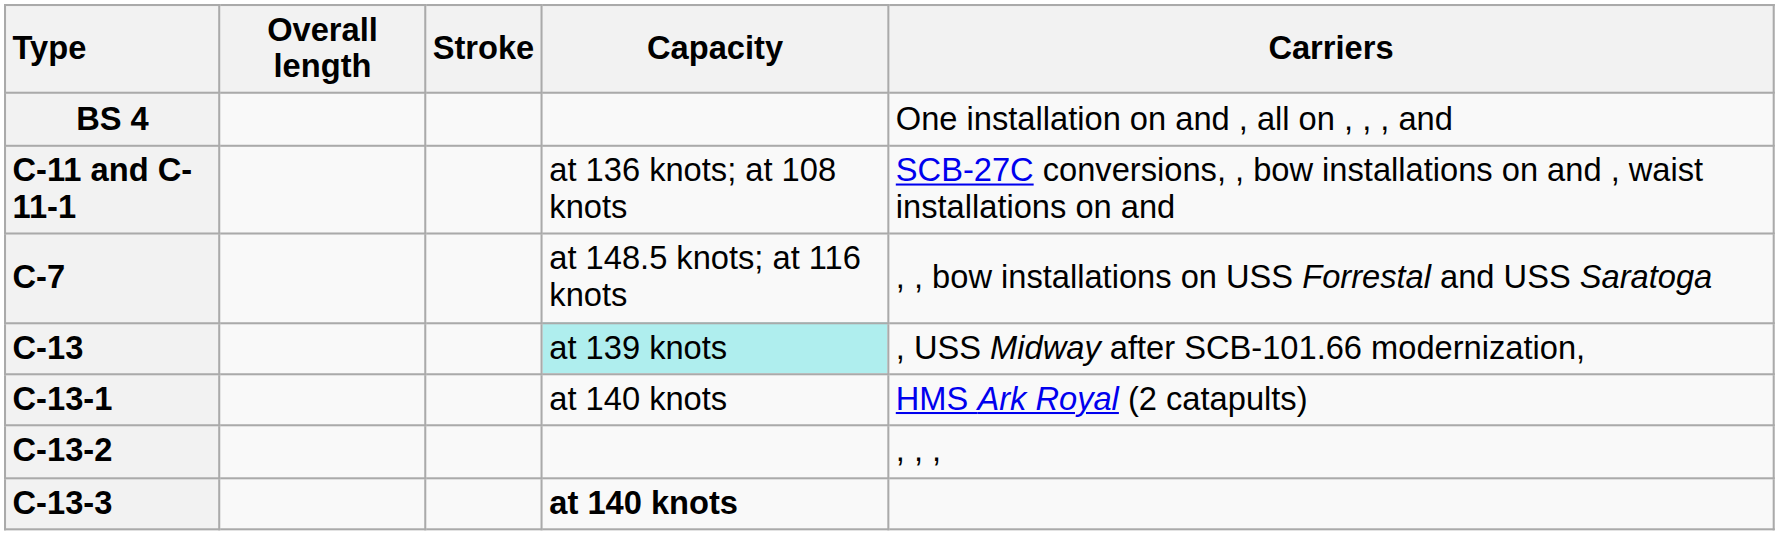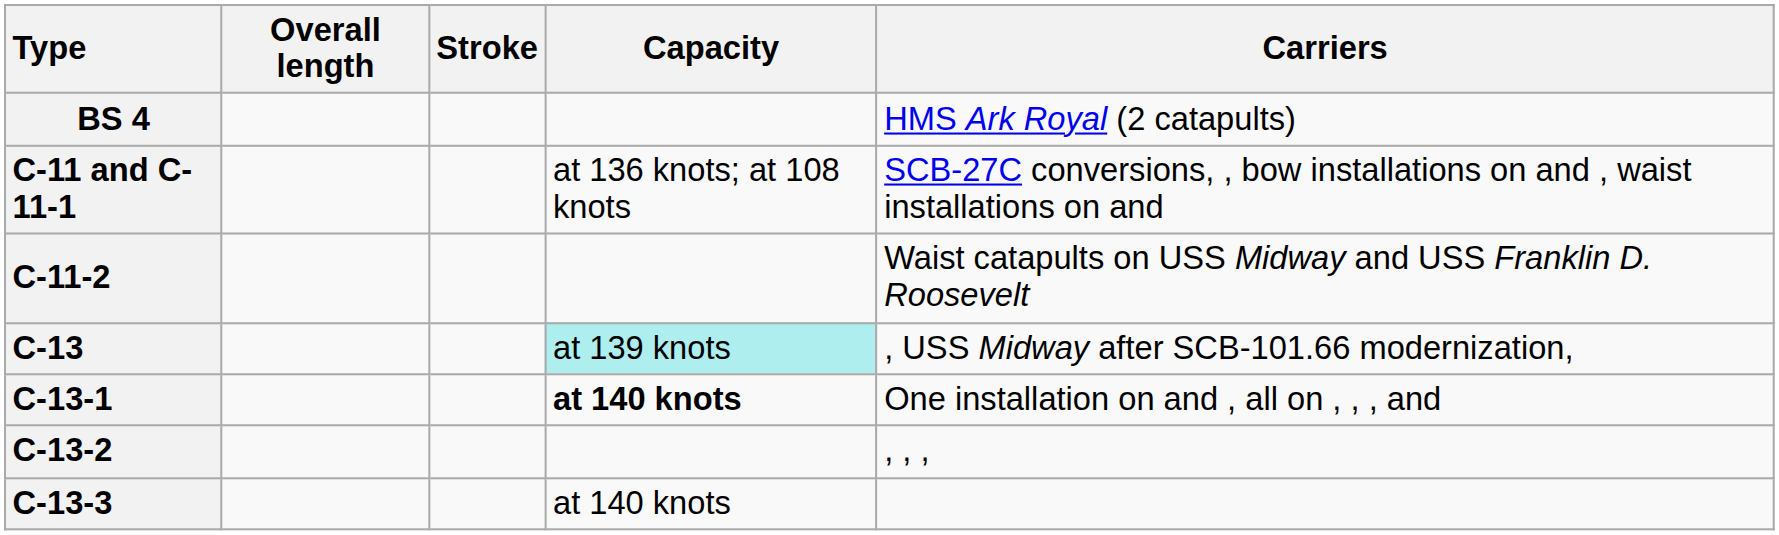(1174, 118) One installation on and , all on , , , and -> (1090, 118) HMS Ark Royal (2 catapults)
+ row: (62, 277)
- row: (39, 277)
(638, 399) normal -> (647, 399) bold
(1102, 399) HMS Ark Royal (2 catapults) -> (1163, 399) One installation on and , all on , , , and
(644, 502) bold -> (642, 502) normal
